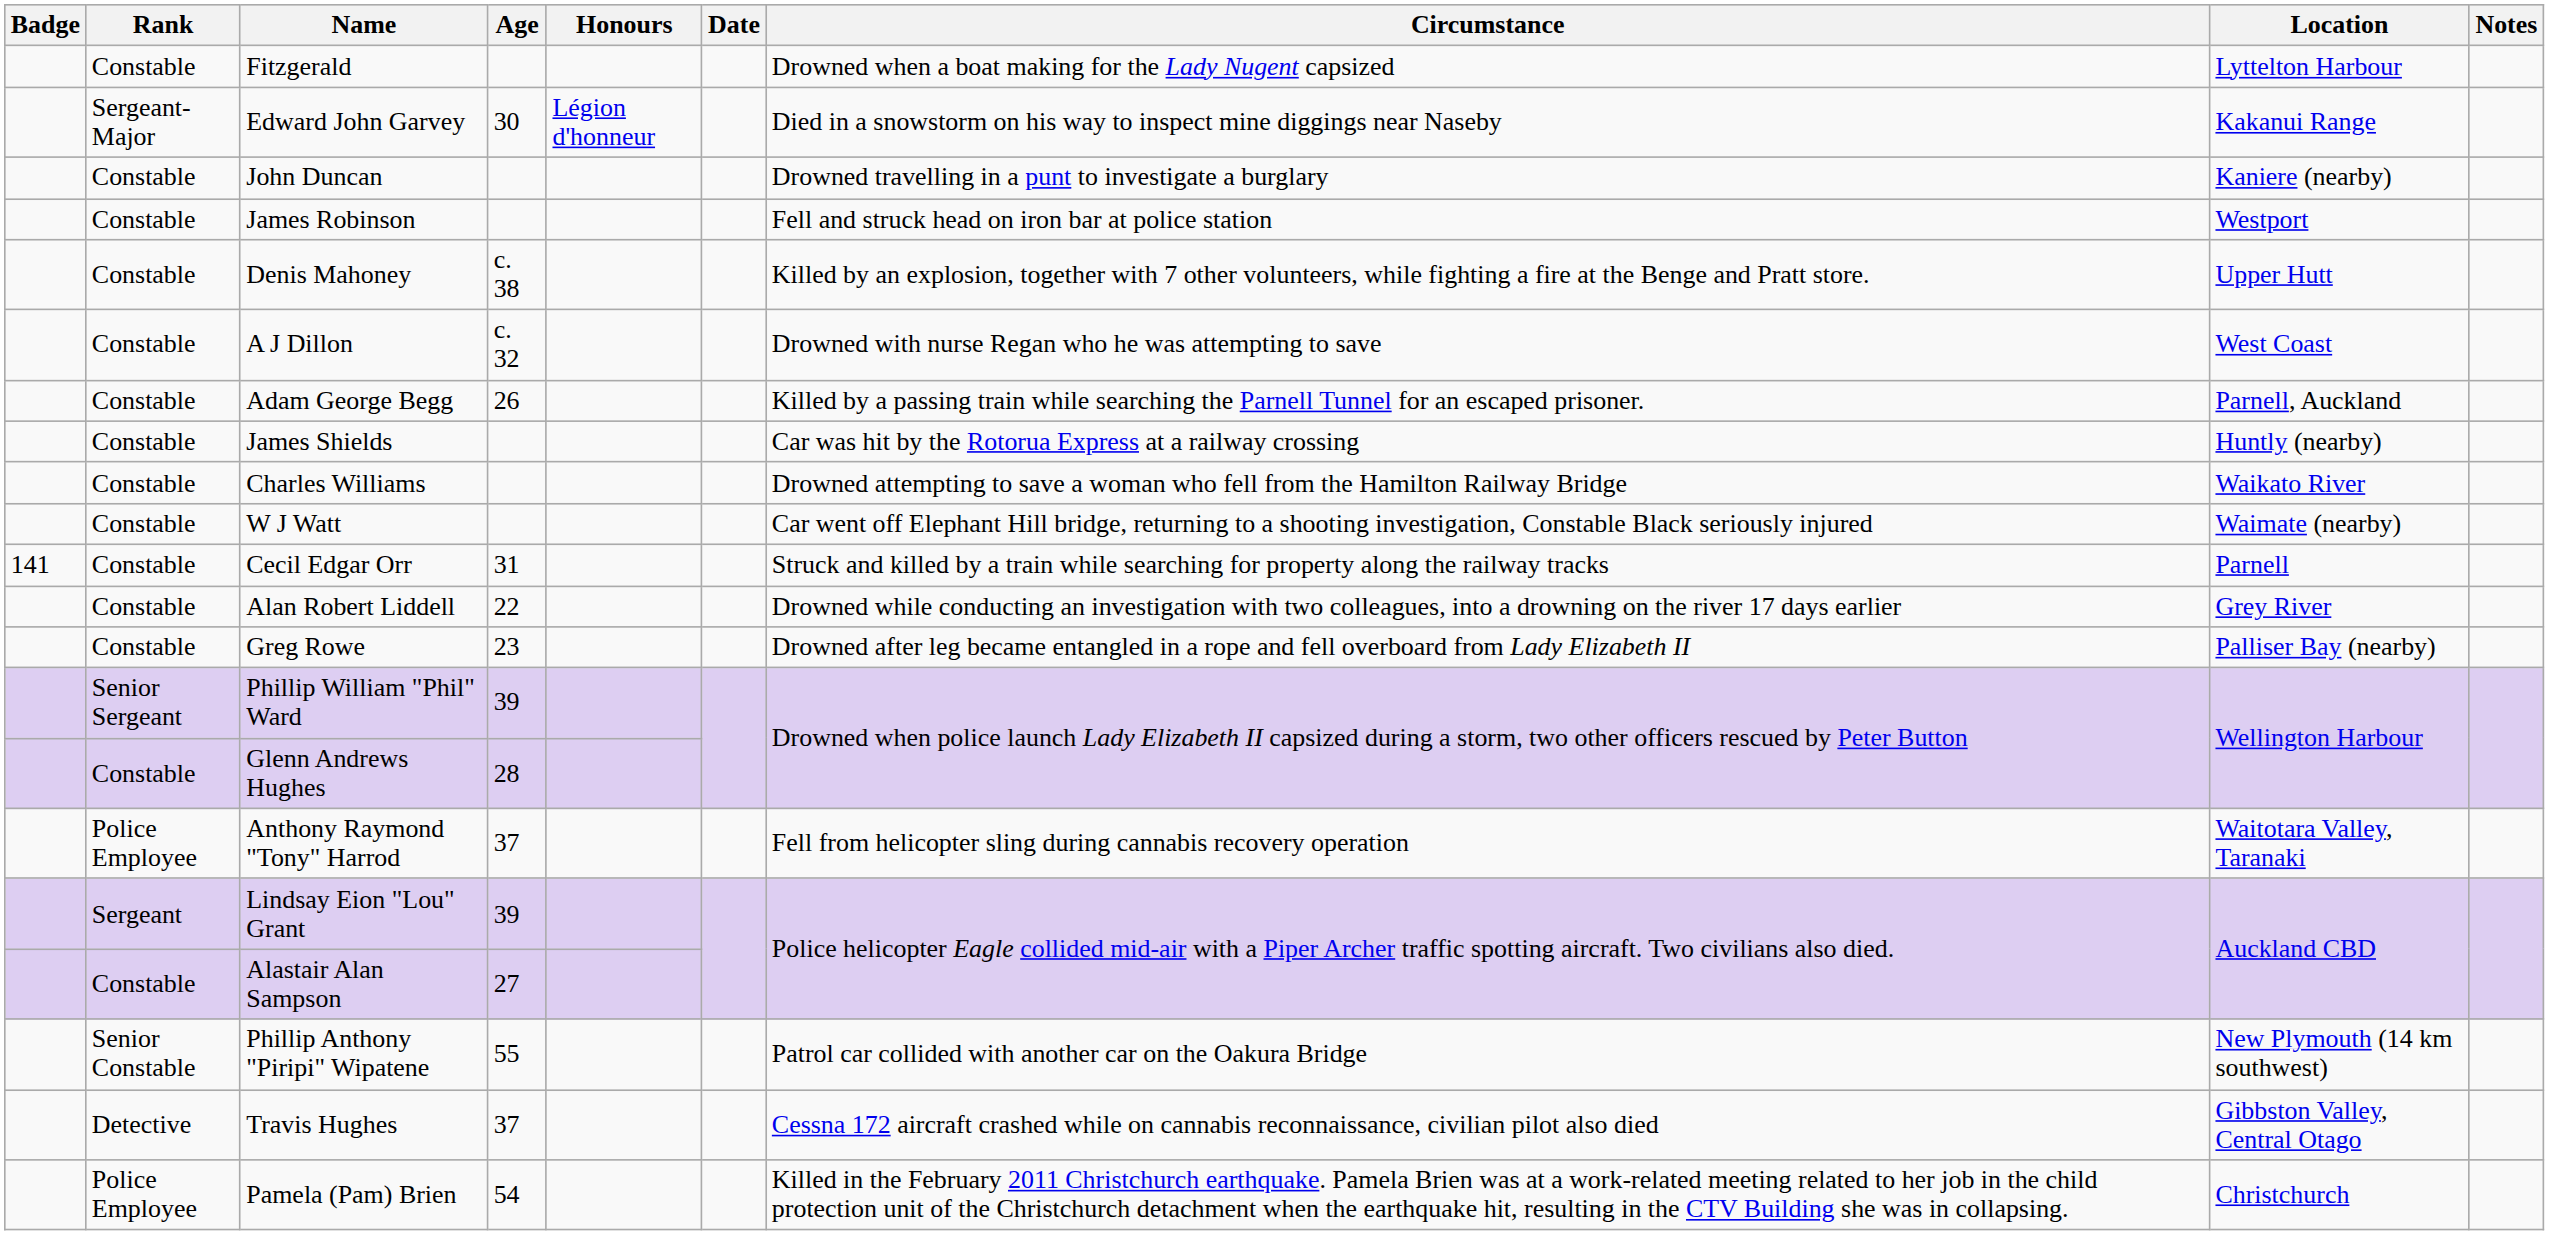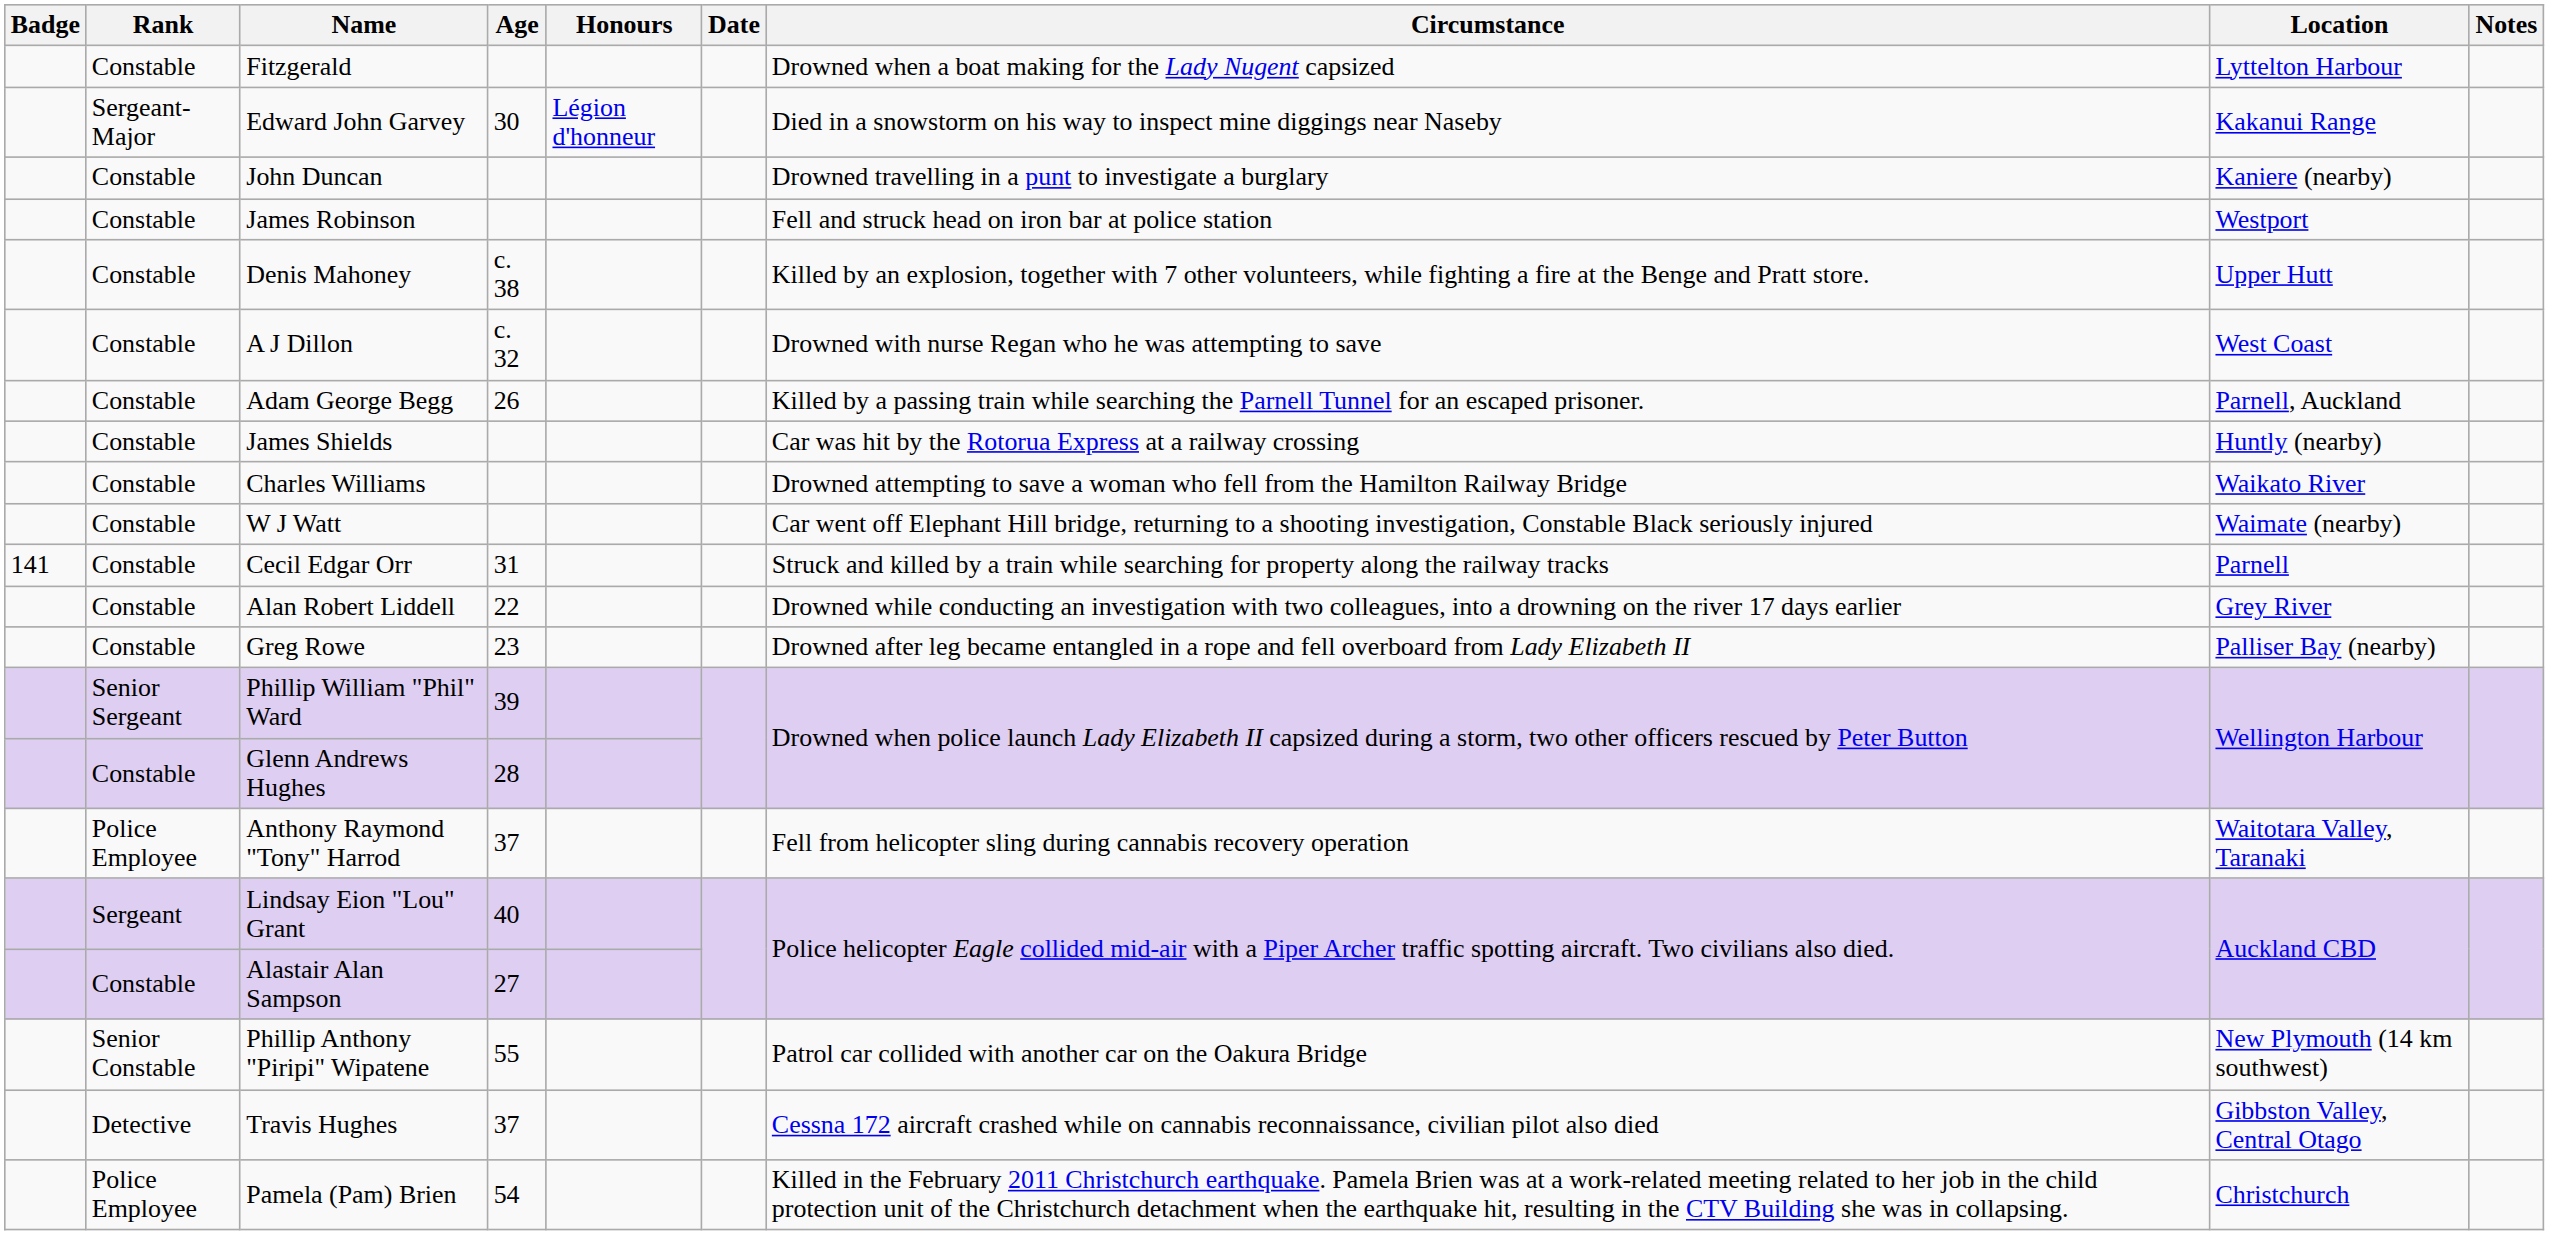(507, 913) 39 -> (507, 913) 40
